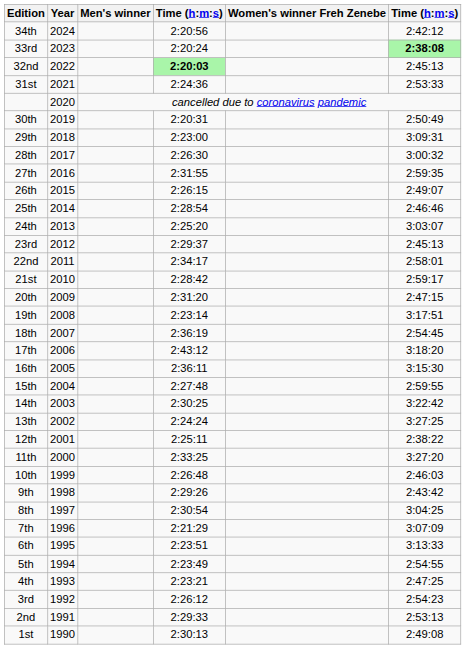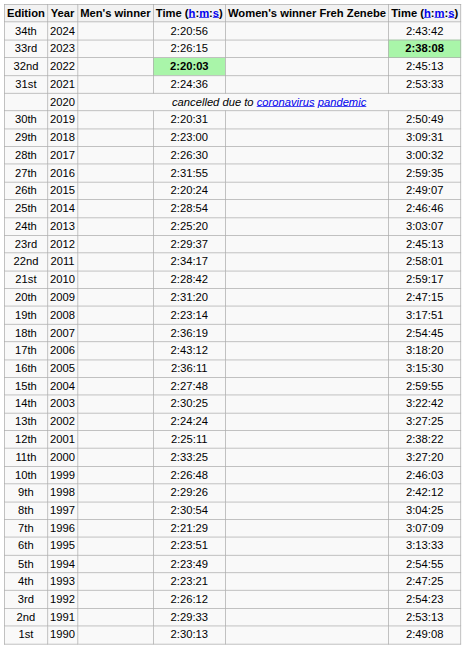(425, 31) 2:42:12 -> (425, 31) 2:43:42
(189, 48) 2:20:24 -> (189, 48) 2:26:15
(189, 191) 2:26:15 -> (189, 191) 2:20:24
(425, 492) 2:43:42 -> (425, 492) 2:42:12
